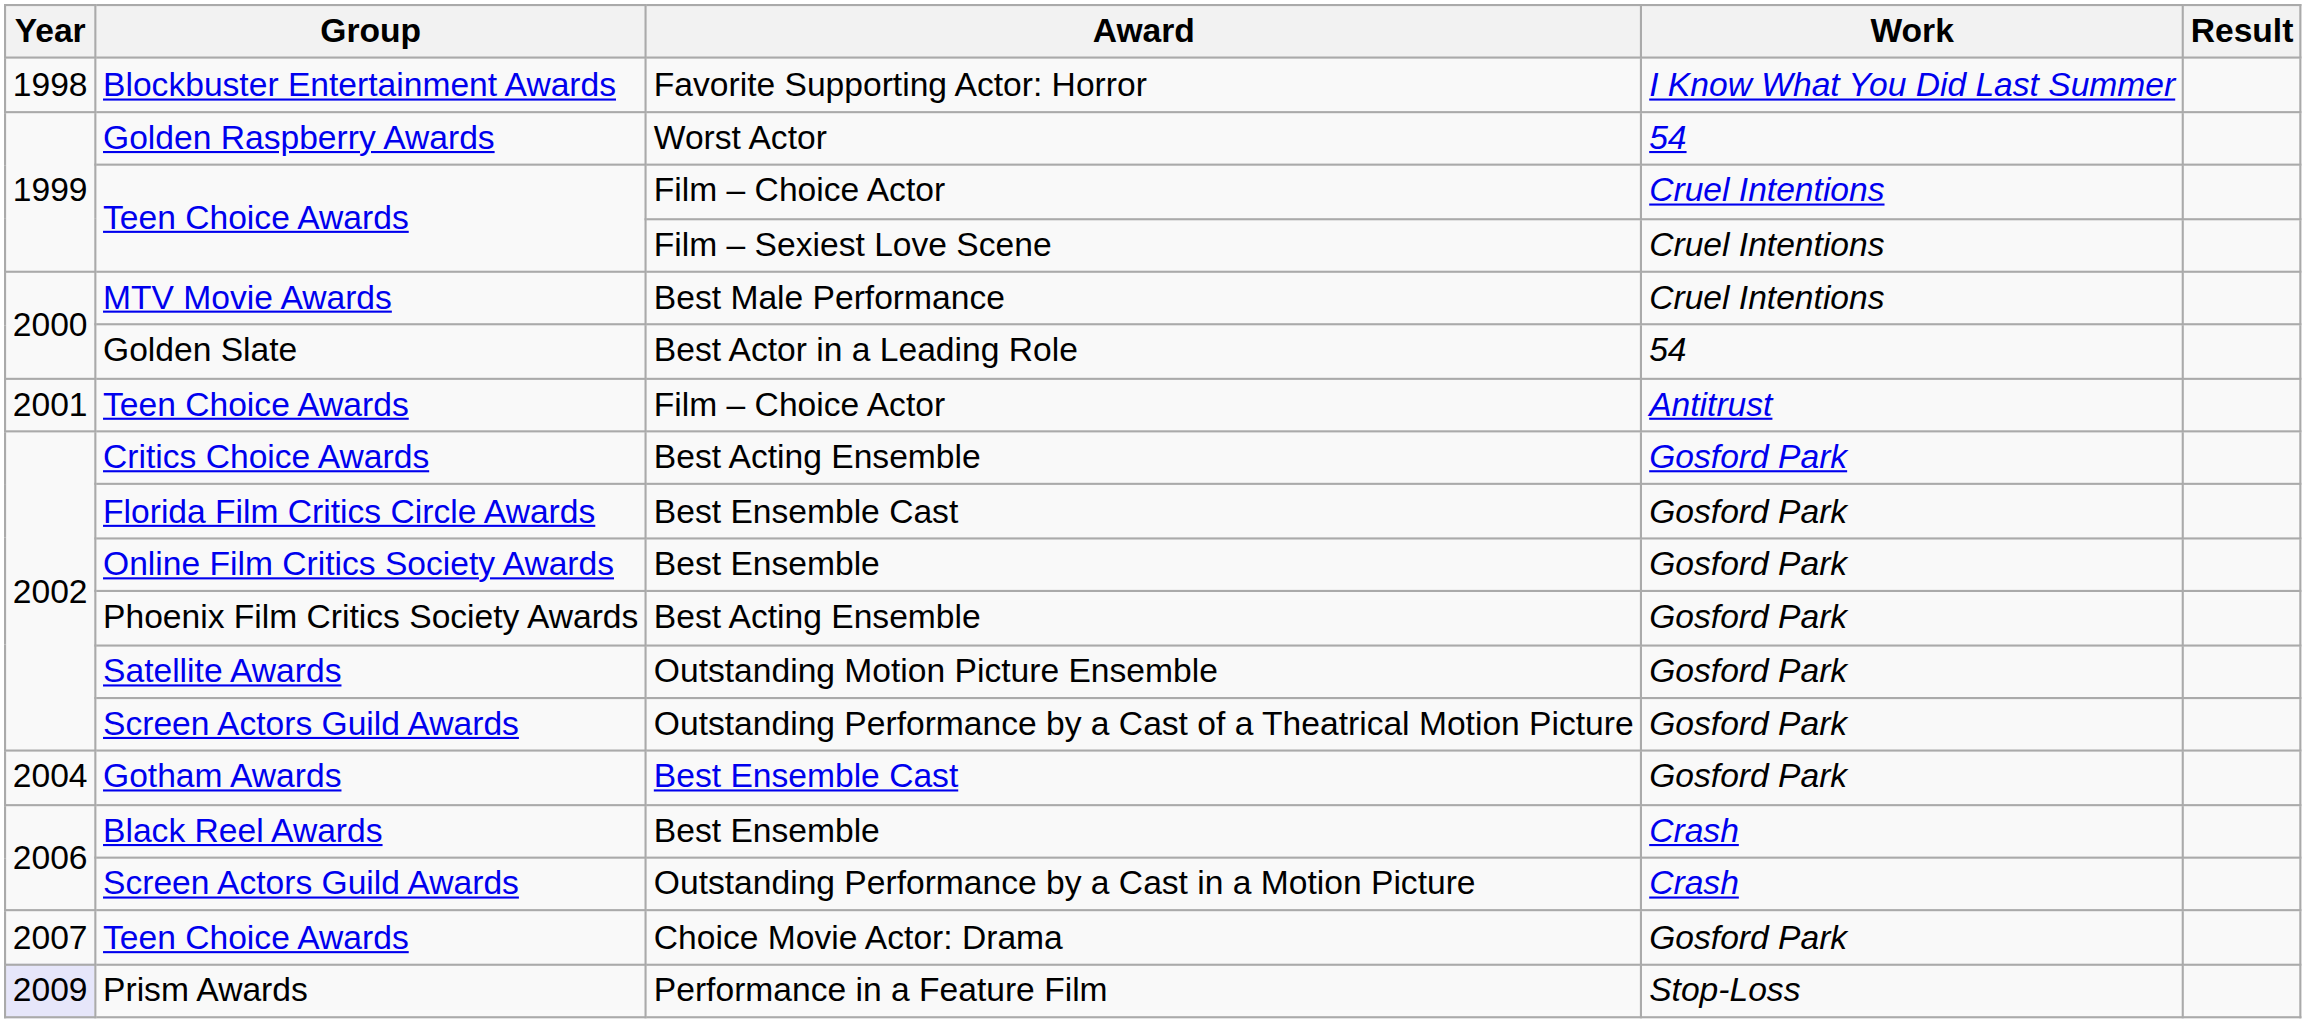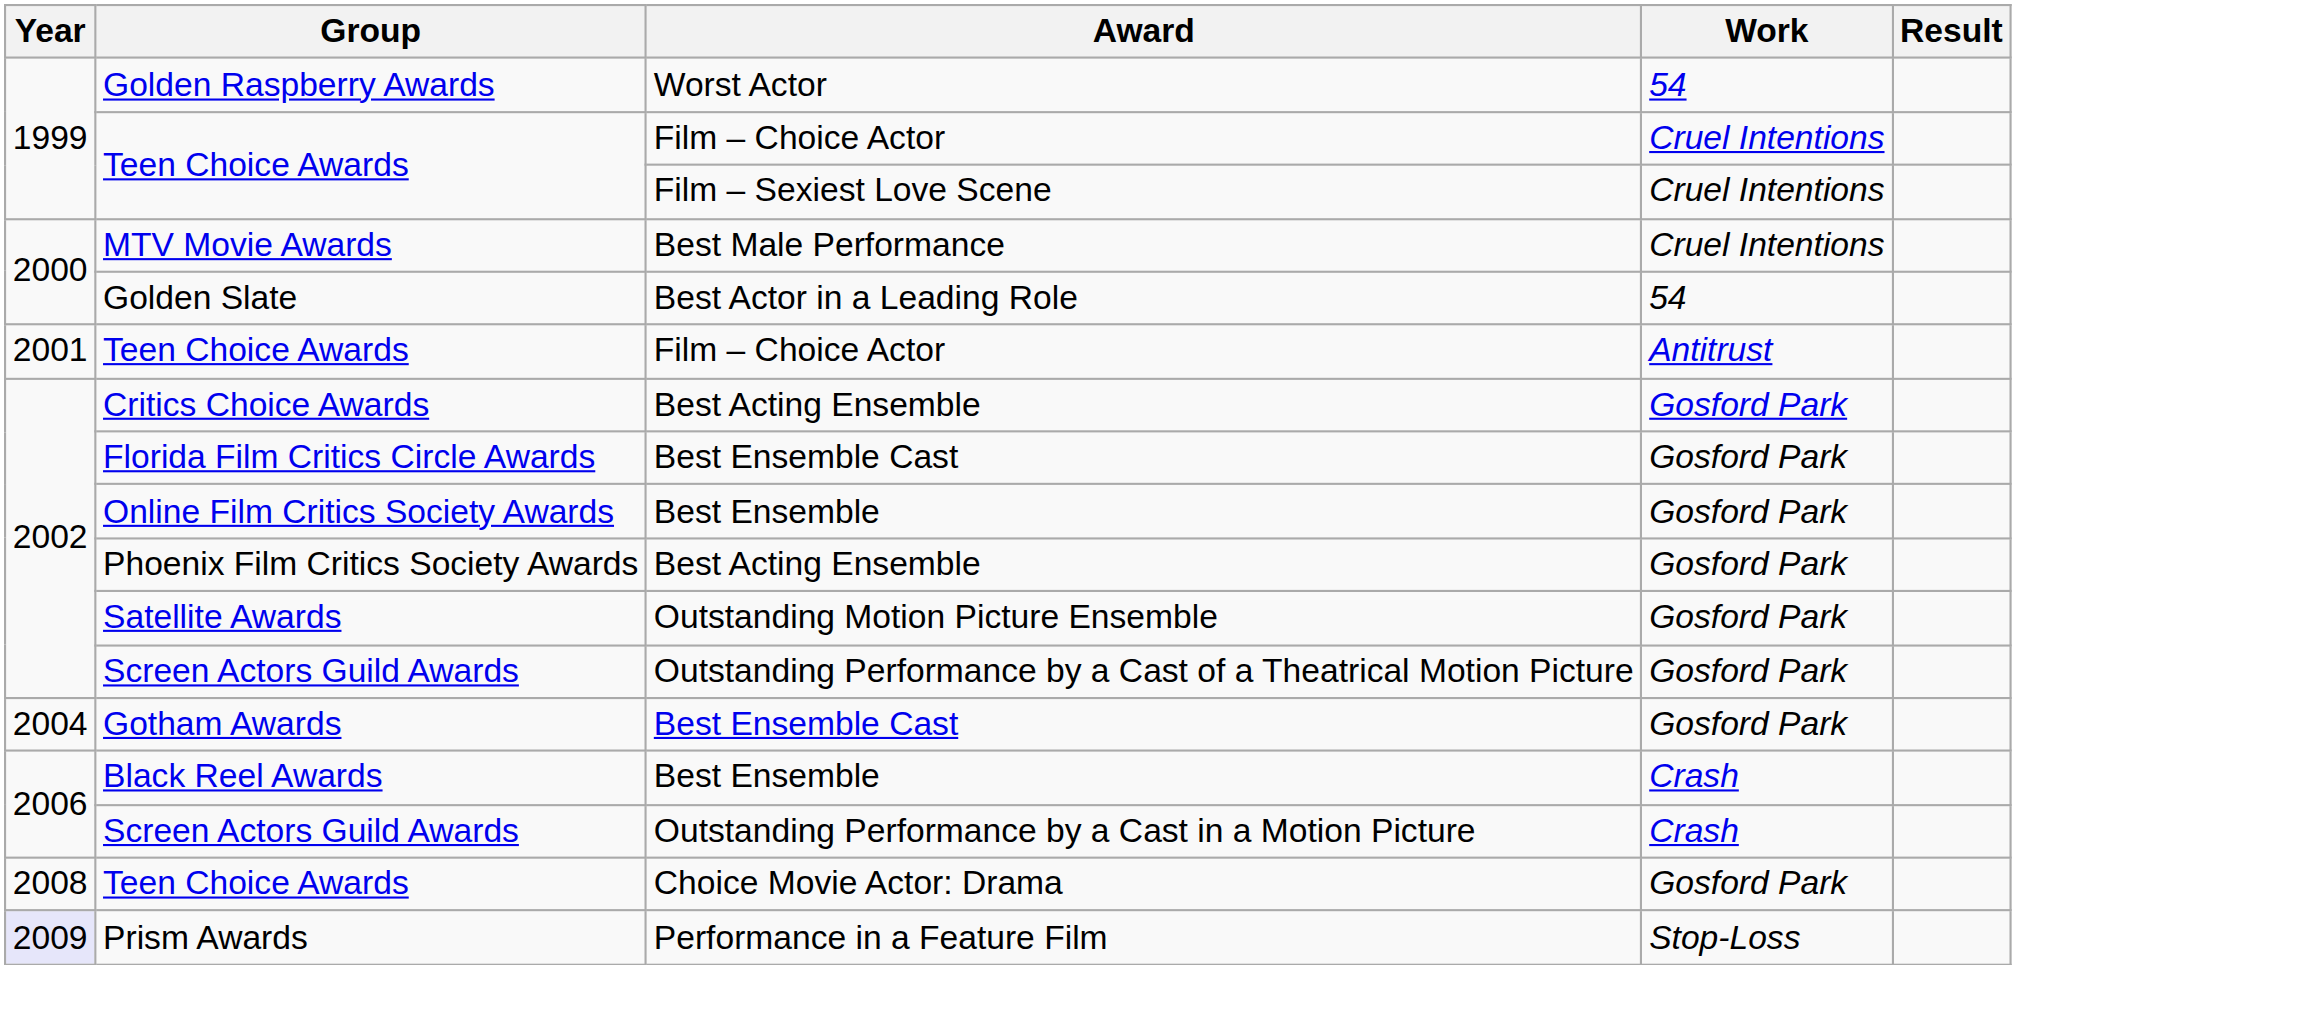- row: (360, 84)
(50, 937) 2007 -> (50, 883) 2008
